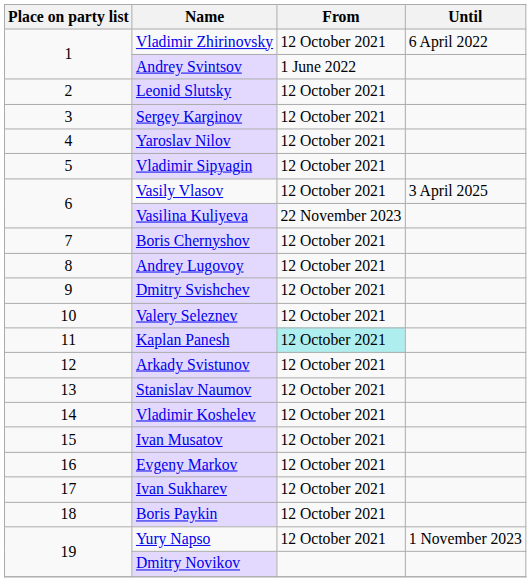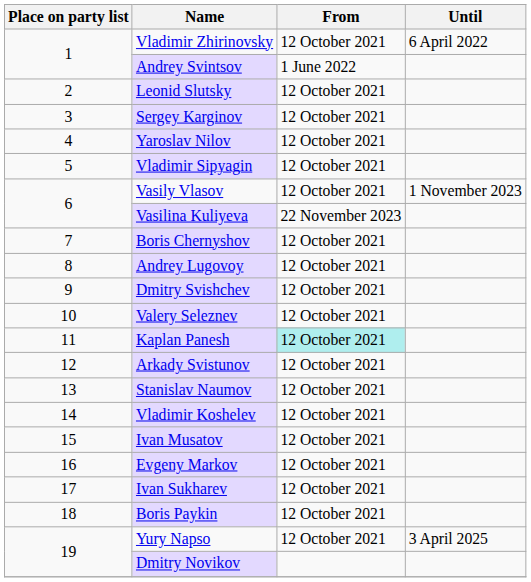(448, 191) 3 April 2025 -> (465, 191) 1 November 2023
(465, 539) 1 November 2023 -> (448, 539) 3 April 2025
